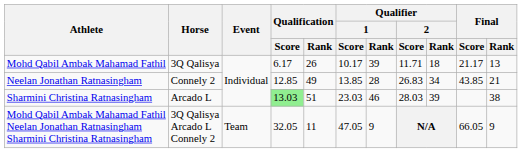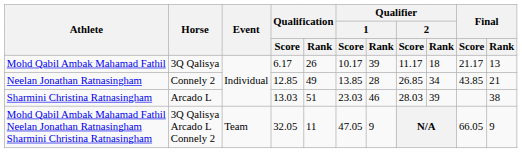(411, 64) 11.71 -> (411, 64) 11.17
(411, 81) 26.83 -> (411, 81) 26.85
(285, 98) lightgreen background -> (285, 98) no background
